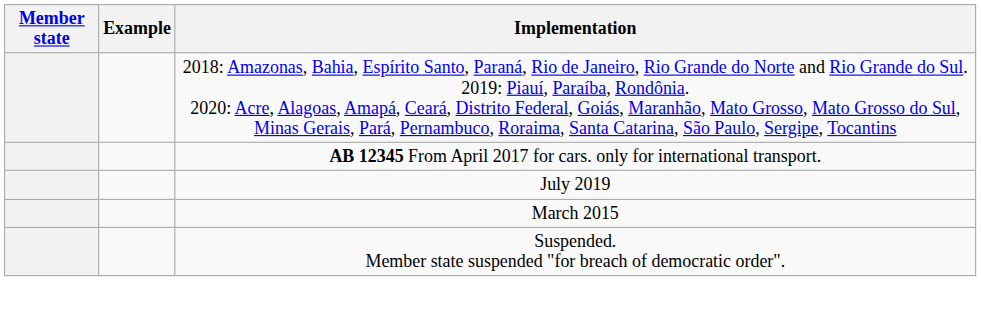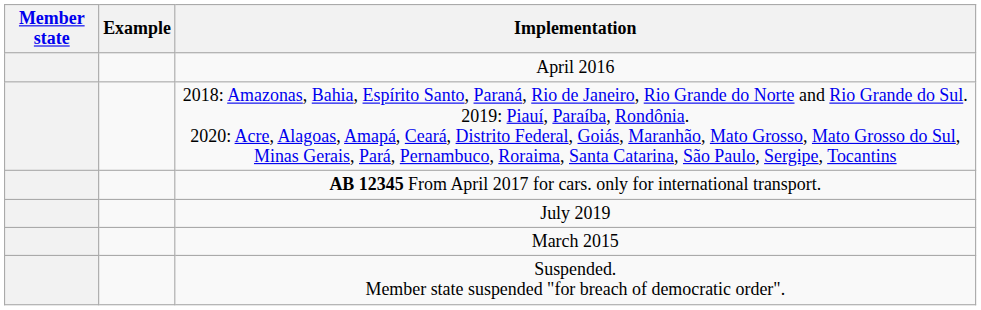+ row: (575, 67)
